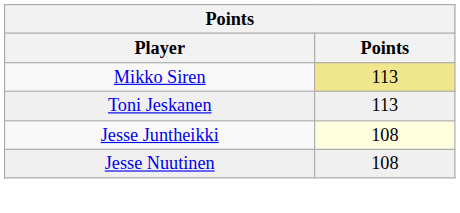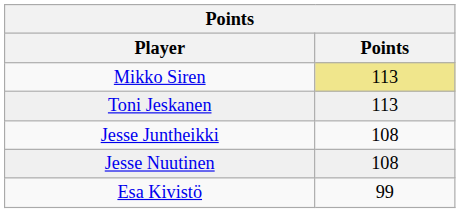(385, 134) lightyellow background -> (385, 134) no background
+ row: (160, 192)
